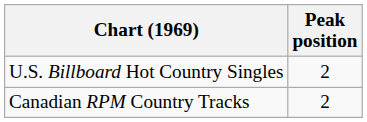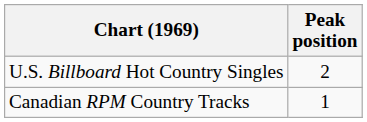(325, 102) 2 -> (325, 102) 1
